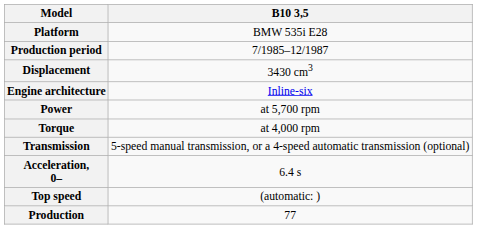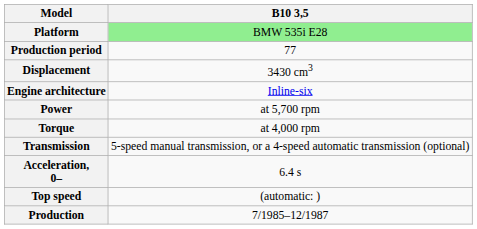(290, 32) no background -> (290, 32) lightgreen background
(290, 50) 7/1985–12/1987 -> (290, 50) 77
(290, 215) 77 -> (290, 215) 7/1985–12/1987
